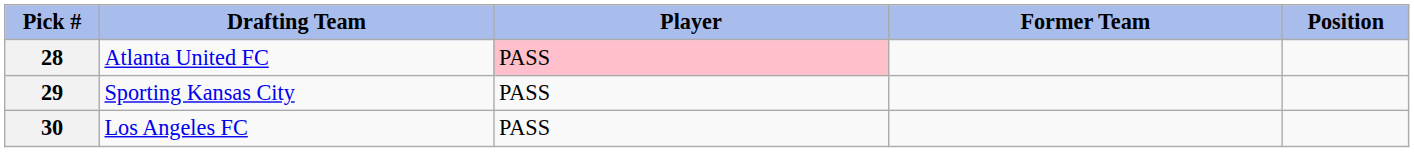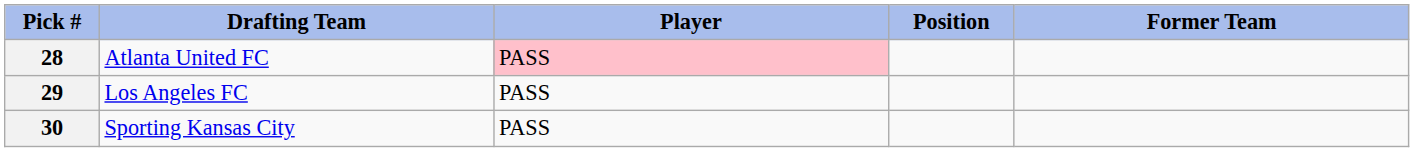columns swapped: (1346, 22) <-> (1085, 22)
(200, 92) Sporting Kansas City -> (176, 92) Los Angeles FC
(176, 127) Los Angeles FC -> (200, 127) Sporting Kansas City
